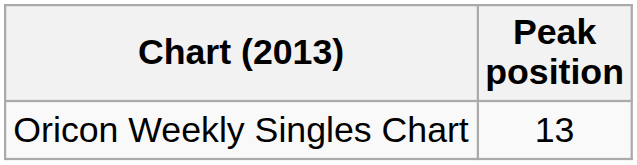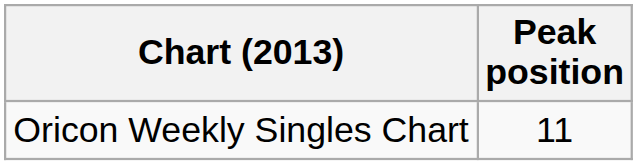(555, 129) 13 -> (555, 129) 11
